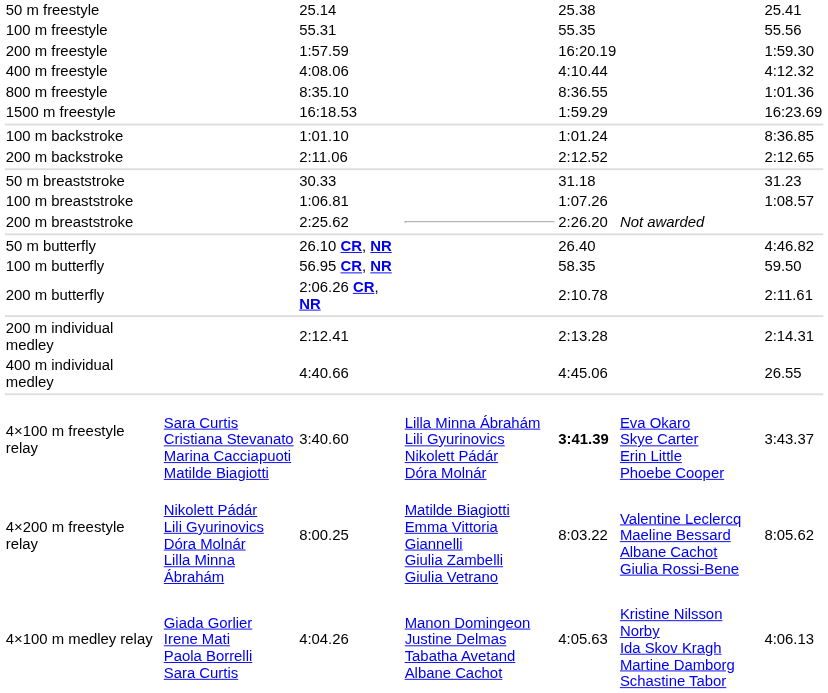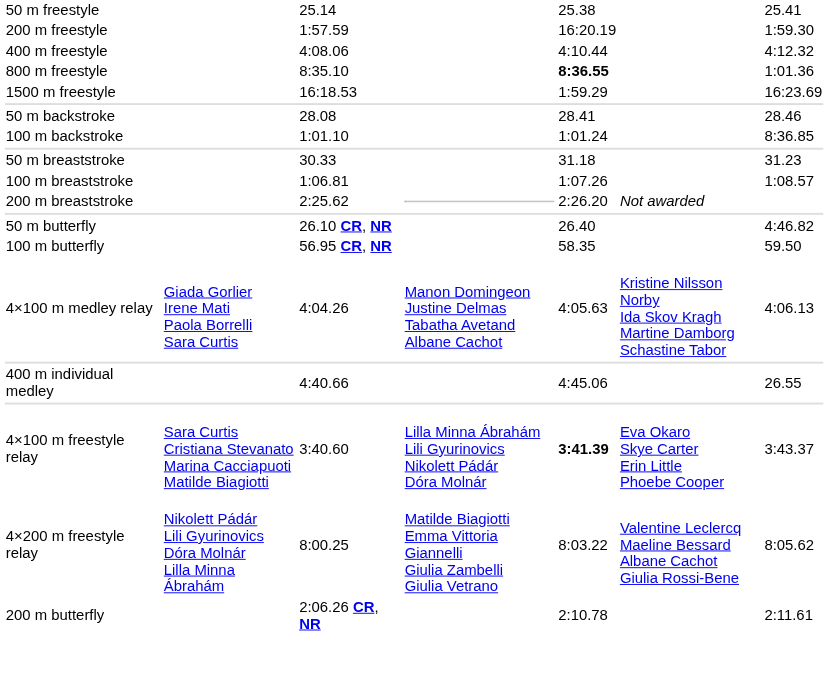- row: (57, 30)
(583, 92) normal -> (583, 71) bold
+ row: (60, 116)
- row: (65, 157)
rows swapped: (55, 295) <-> (79, 639)
- row: (60, 336)
